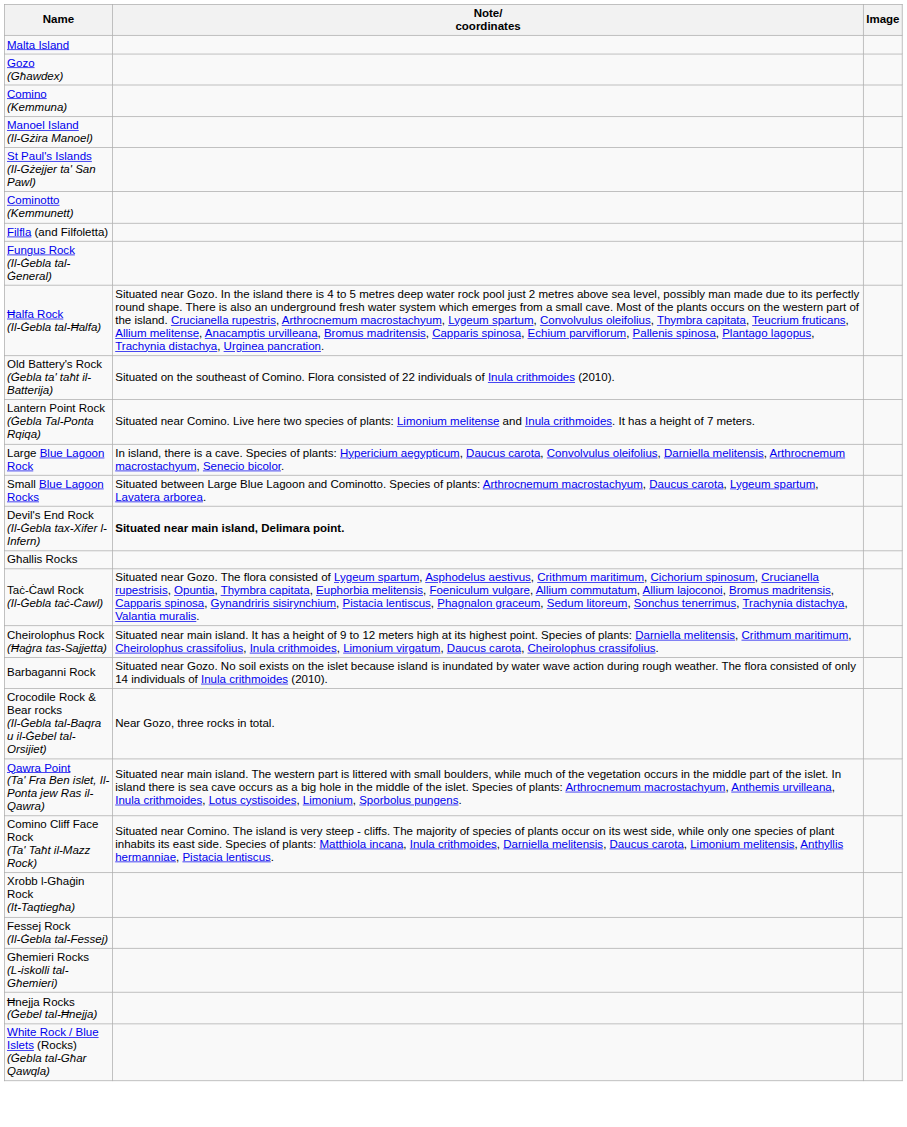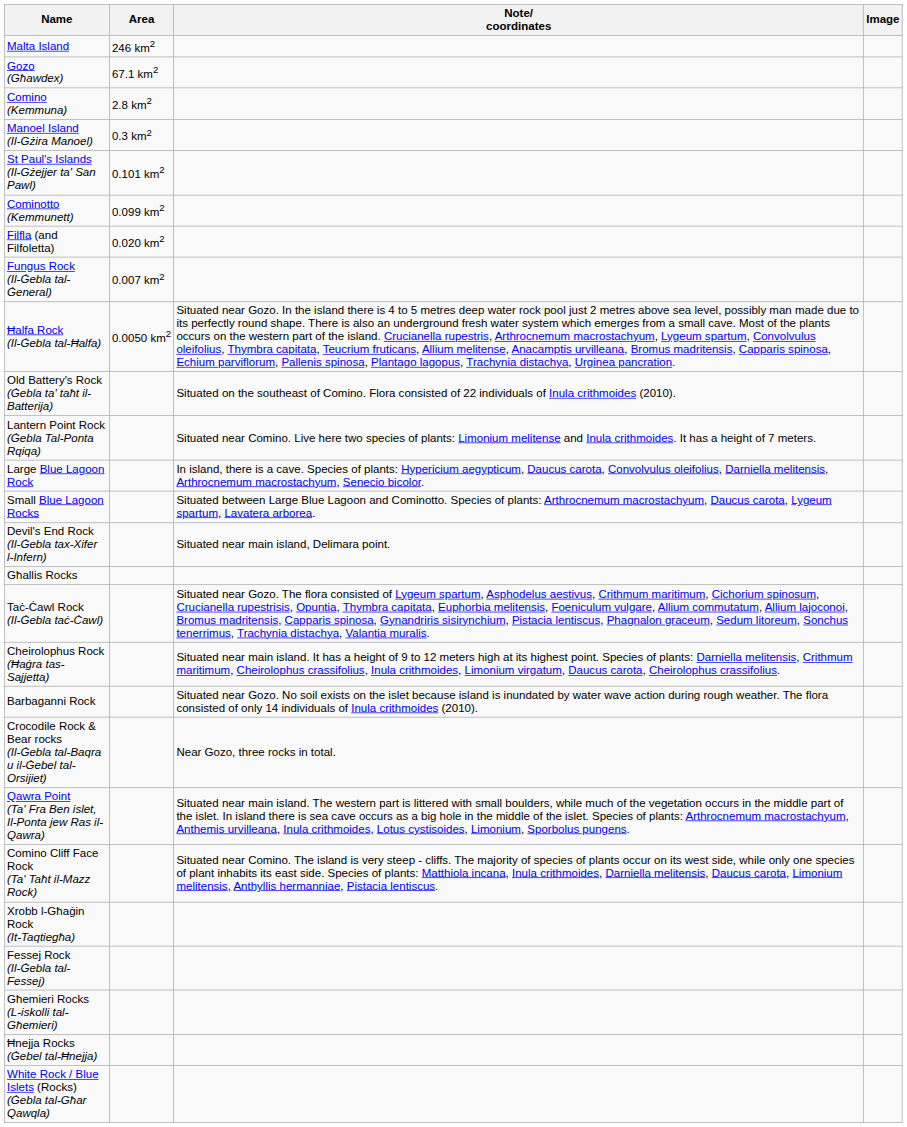+ column: (142, 20)
(230, 528) bold -> (283, 544) normal
